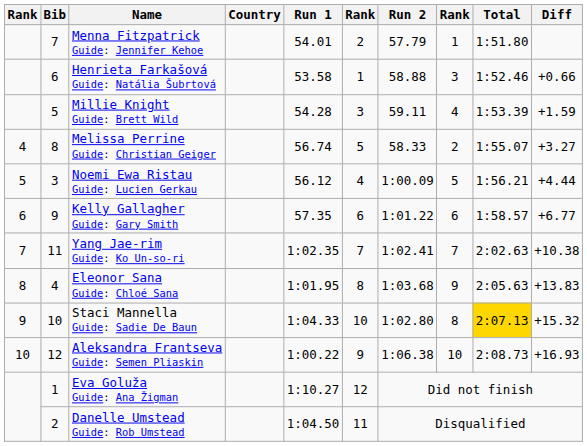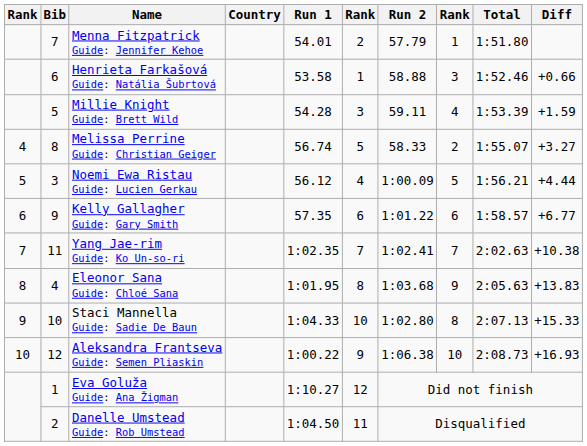(502, 320) gold background -> (502, 320) no background
(557, 320) +15.32 -> (557, 320) +15.33
